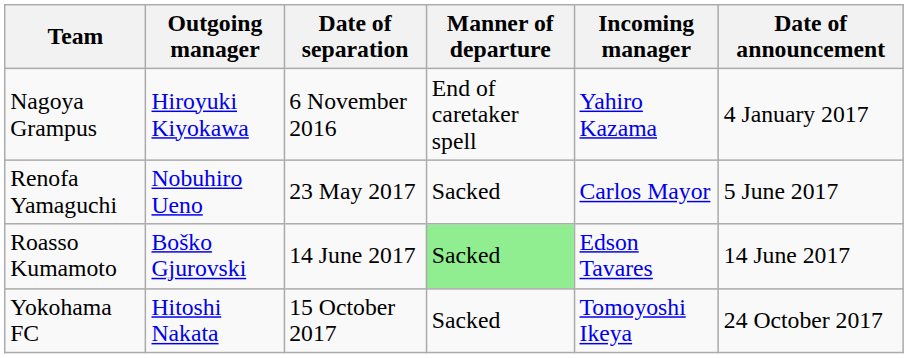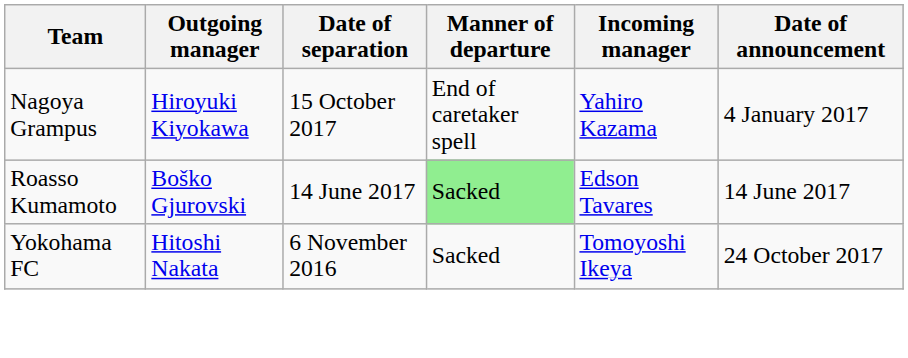(348, 114) 6 November 2016 -> (342, 114) 15 October 2017
- row: (64, 191)
(342, 320) 15 October 2017 -> (348, 255) 6 November 2016
